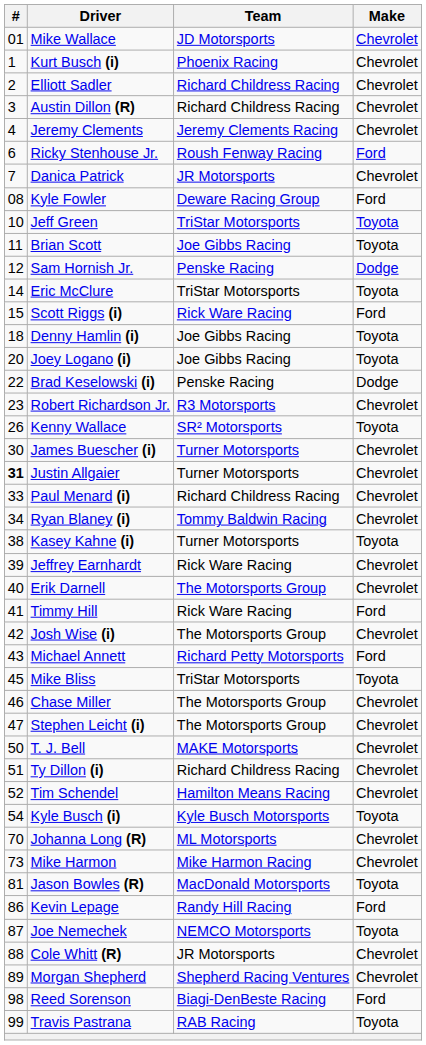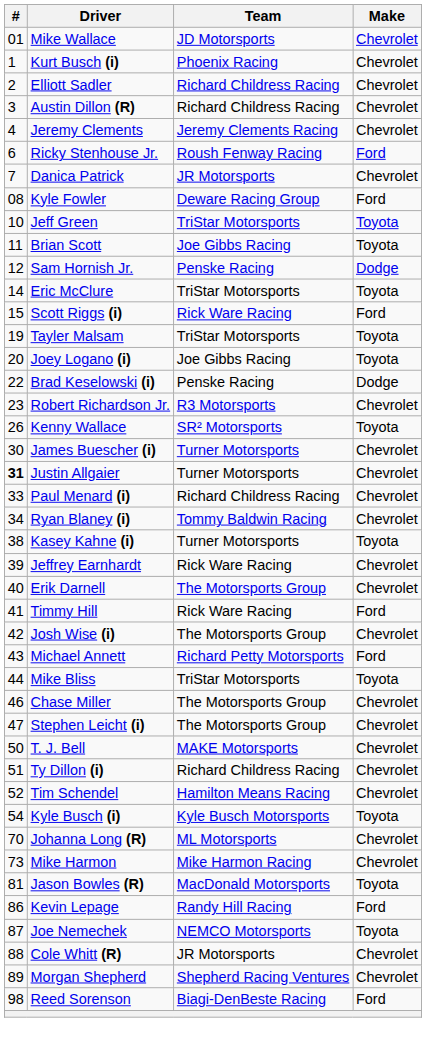- row: (85, 336)
+ row: (77, 336)
(16, 679) 45 -> (16, 679) 44
- row: (81, 1022)
